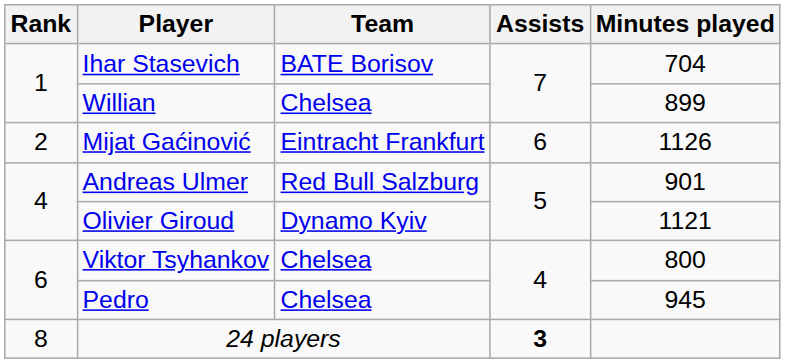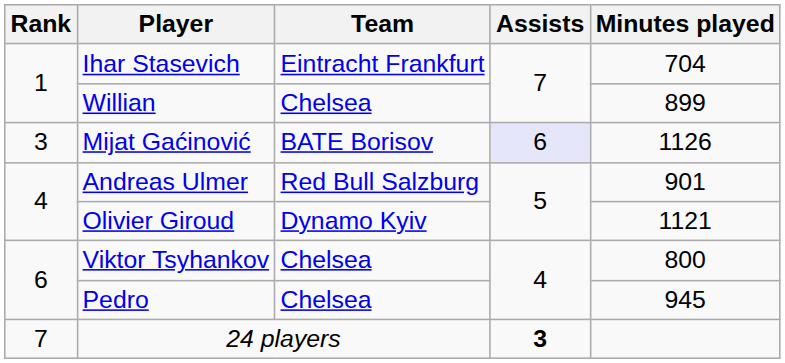(357, 63) BATE Borisov -> (383, 63) Eintracht Frankfurt
(41, 142) 2 -> (41, 142) 3
(383, 142) Eintracht Frankfurt -> (357, 142) BATE Borisov
(540, 142) no background -> (540, 142) lavender background
(41, 338) 8 -> (41, 338) 7
